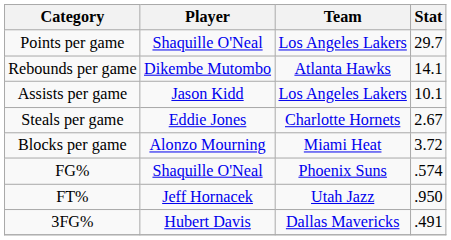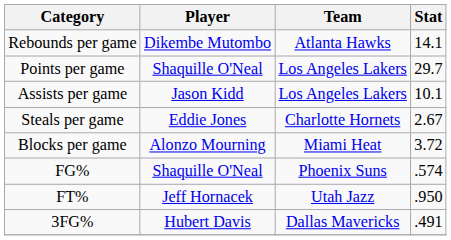rows swapped: (72, 42) <-> (72, 68)
